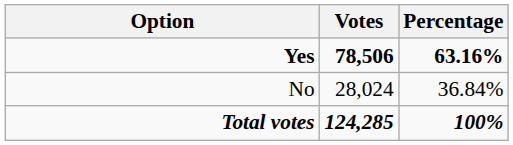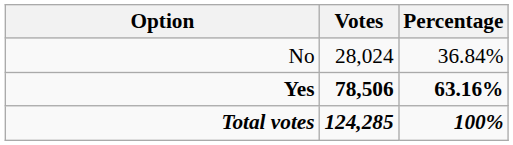rows swapped: (299, 55) <-> (302, 88)
